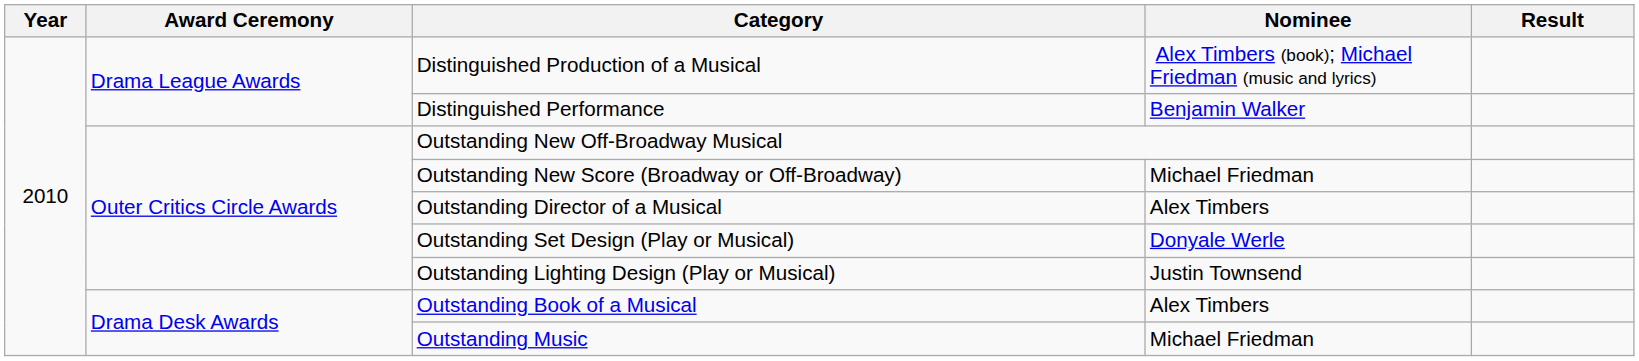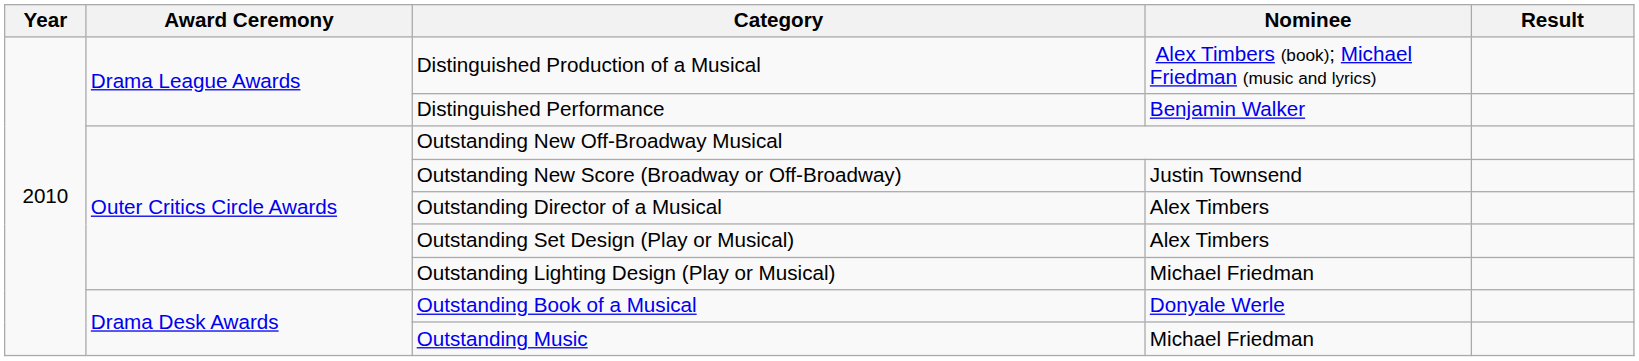(1232, 175) Michael Friedman -> (1226, 175) Justin Townsend
(1217, 240) Donyale Werle -> (1210, 240) Alex Timbers
(1226, 273) Justin Townsend -> (1232, 273) Michael Friedman
(1210, 305) Alex Timbers -> (1217, 305) Donyale Werle
